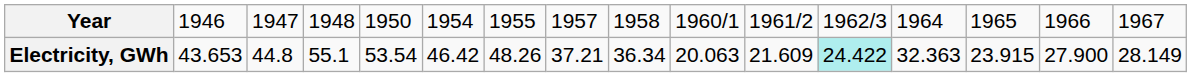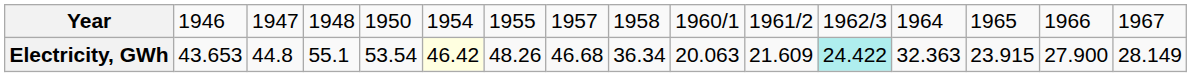(453, 54) no background -> (453, 54) lightyellow background
(577, 54) 37.21 -> (577, 54) 46.68
